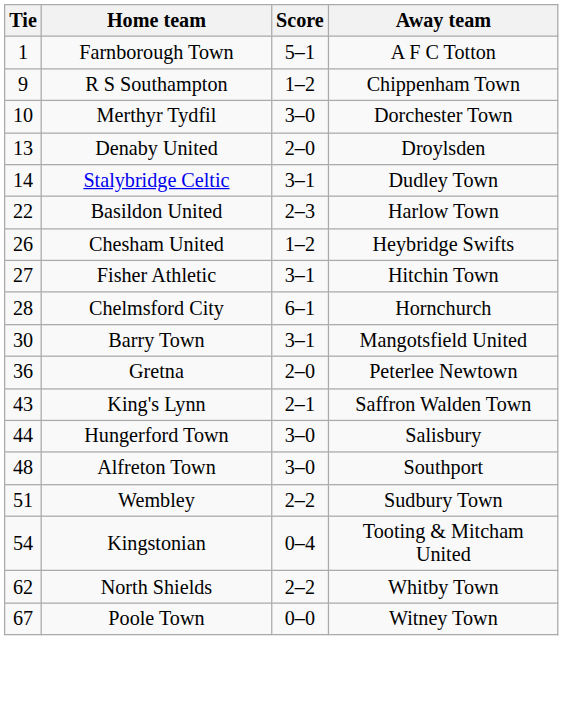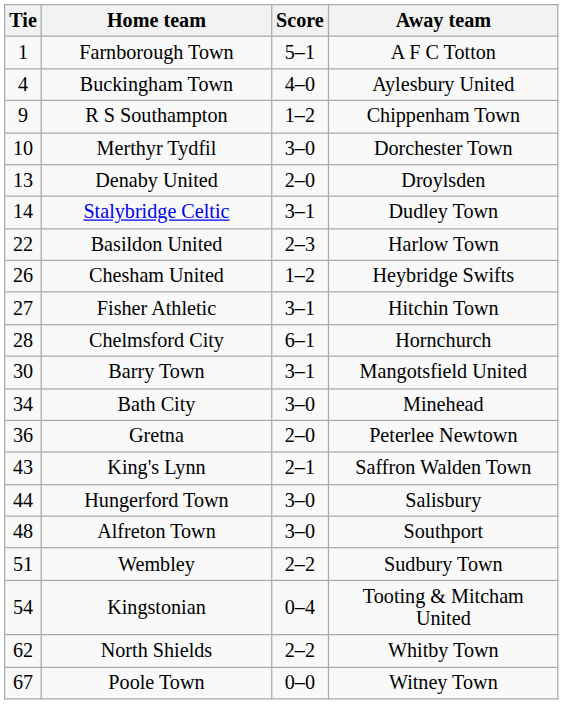+ row: (156, 84)
+ row: (156, 404)
